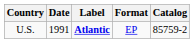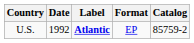(59, 30) 1991 -> (59, 30) 1992
